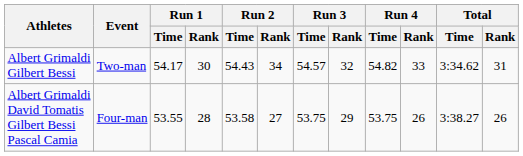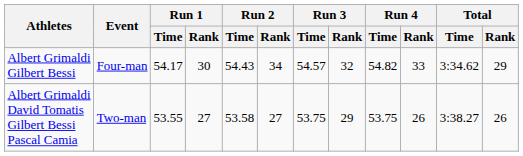(121, 65) Two-man -> (122, 65) Four-man
(500, 65) 31 -> (500, 65) 29
(122, 117) Four-man -> (121, 117) Two-man
(204, 117) 28 -> (204, 117) 27
